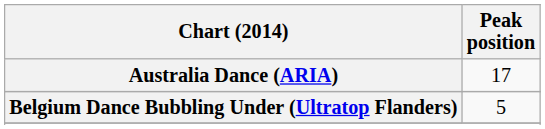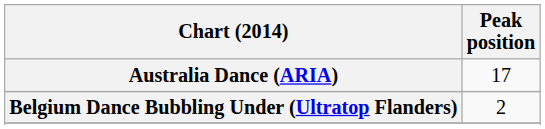(501, 107) 5 -> (501, 107) 2
